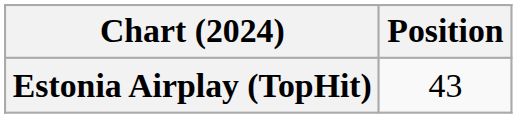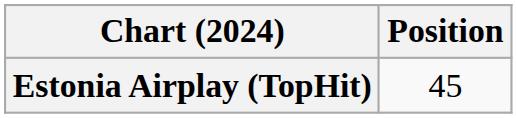(445, 84) 43 -> (445, 84) 45
